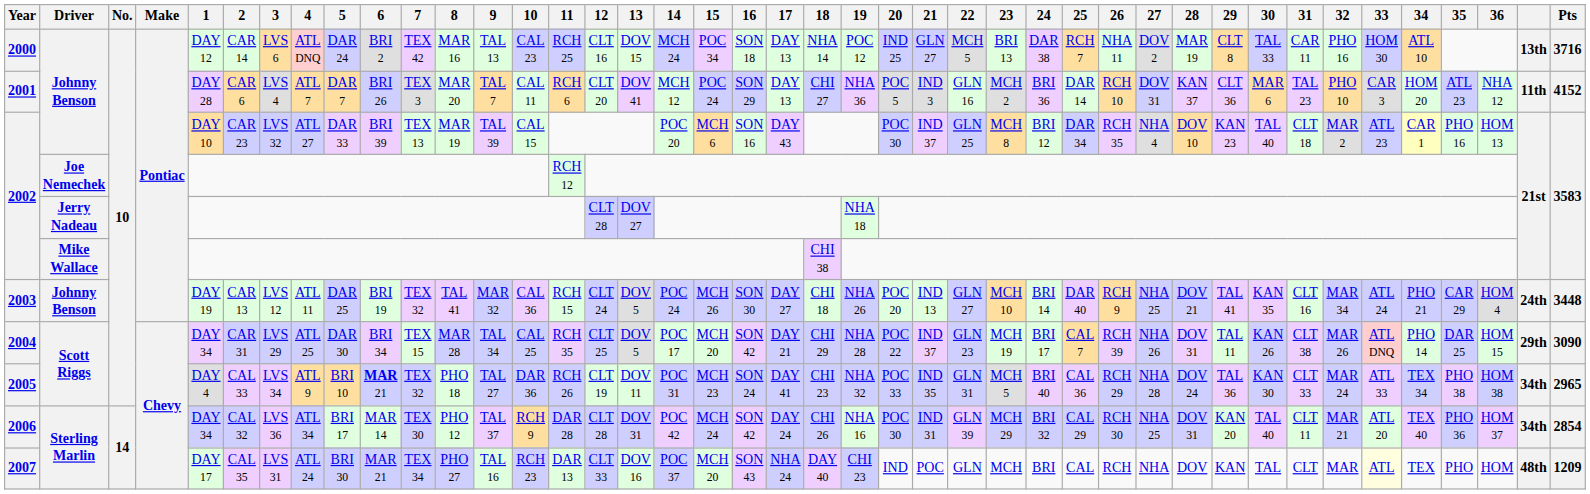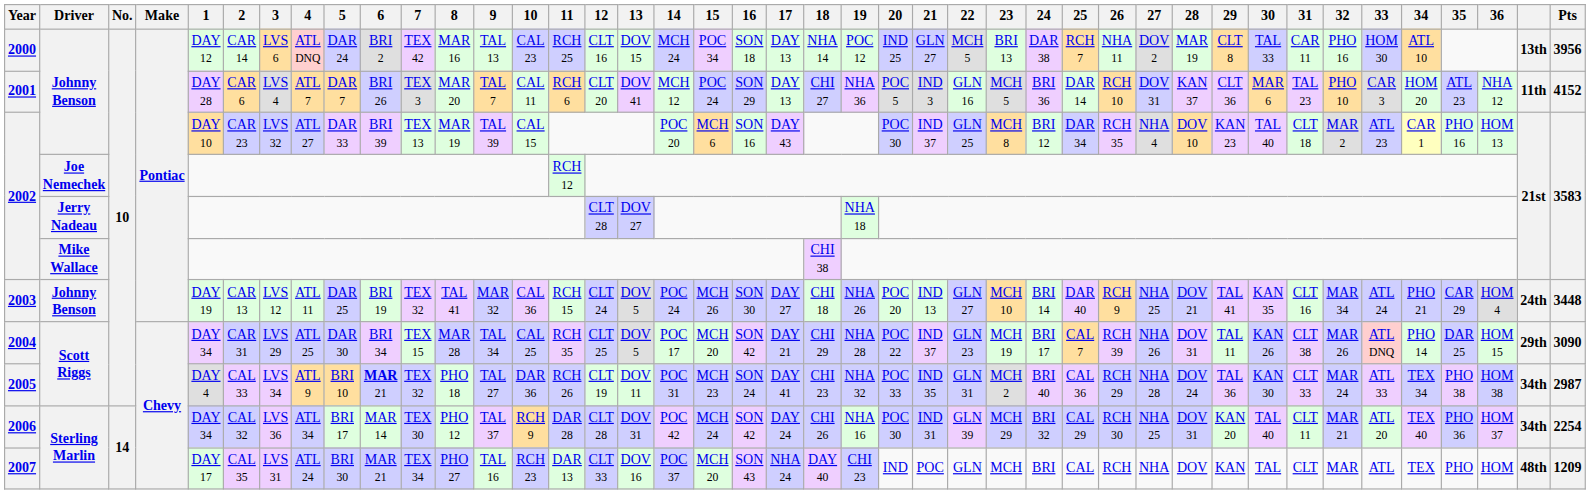(1568, 49) 3716 -> (1568, 49) 3956
(1006, 91) MCH 2 -> (1006, 91) MCH 5
(1006, 384) MCH 5 -> (1006, 384) MCH 2
(1568, 384) 2965 -> (1568, 384) 2987
(1568, 426) 2854 -> (1568, 426) 2254
(1382, 468) lightyellow background -> (1382, 468) no background
